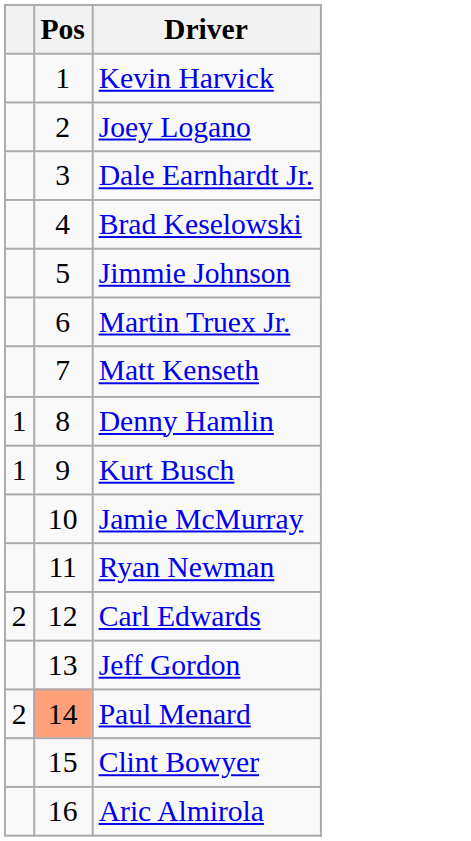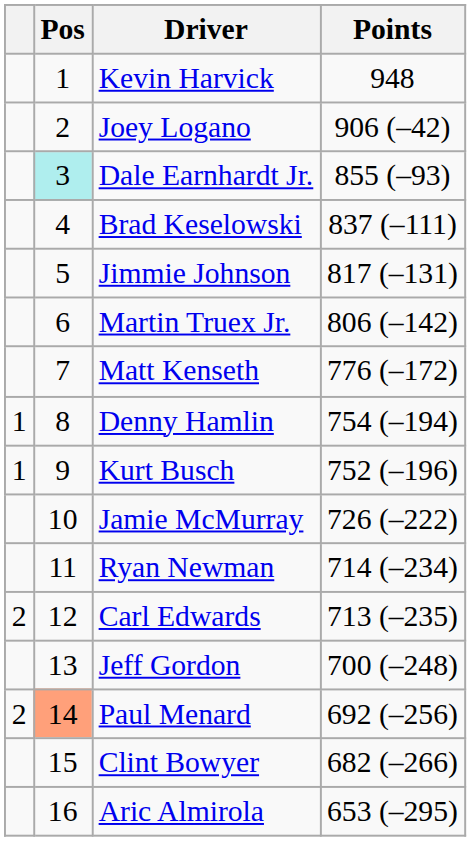+ column: (392, 29)
(63, 175) no background -> (63, 175) paleturquoise background
